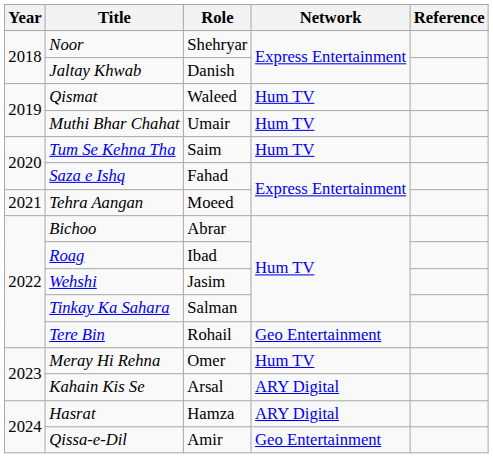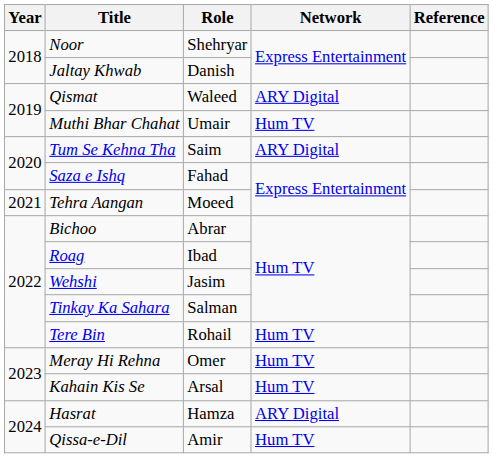(285, 96) Hum TV -> (297, 96) ARY Digital
(285, 149) Hum TV -> (297, 149) ARY Digital
(318, 334) Geo Entertainment -> (285, 334) Hum TV
(297, 387) ARY Digital -> (285, 387) Hum TV
(318, 439) Geo Entertainment -> (285, 439) Hum TV
